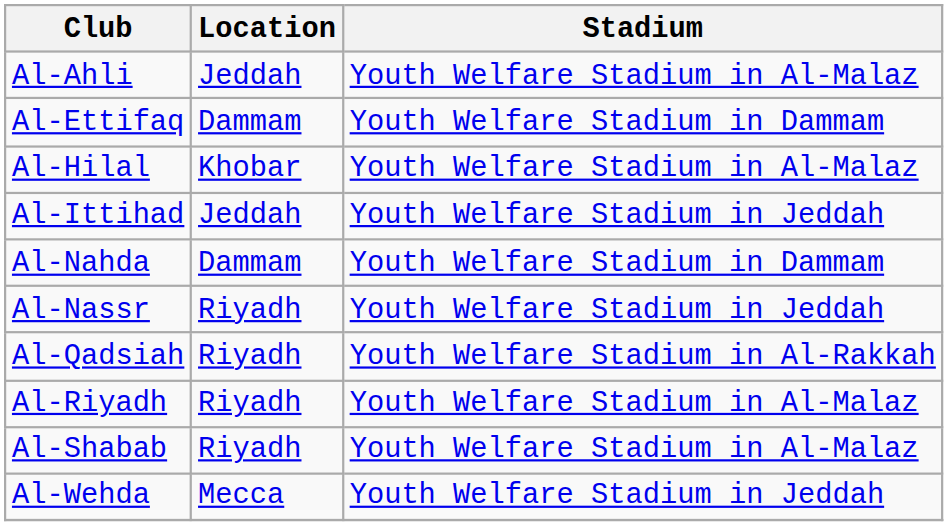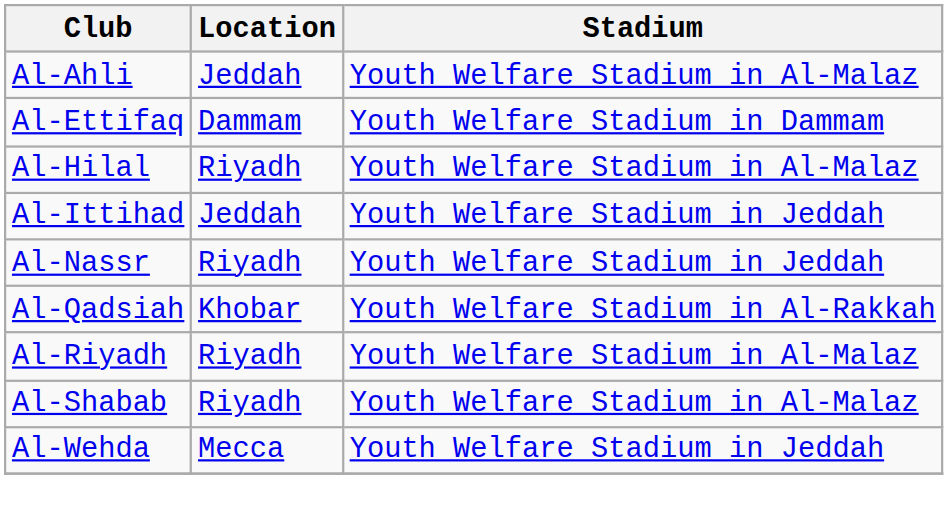(250, 169) Khobar -> (250, 169) Riyadh
- row: (81, 263)
(250, 356) Riyadh -> (250, 309) Khobar
